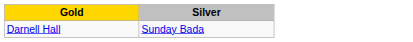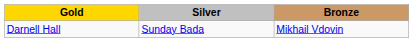+ column: (341, 12)
